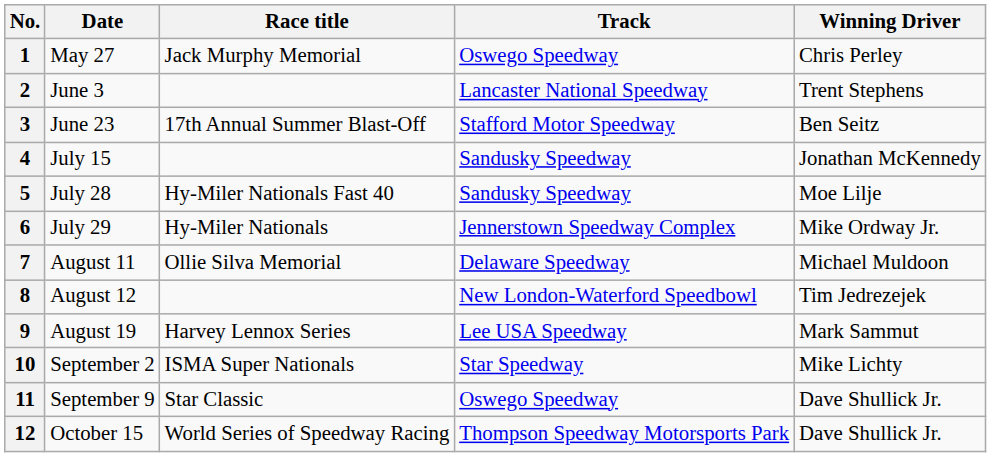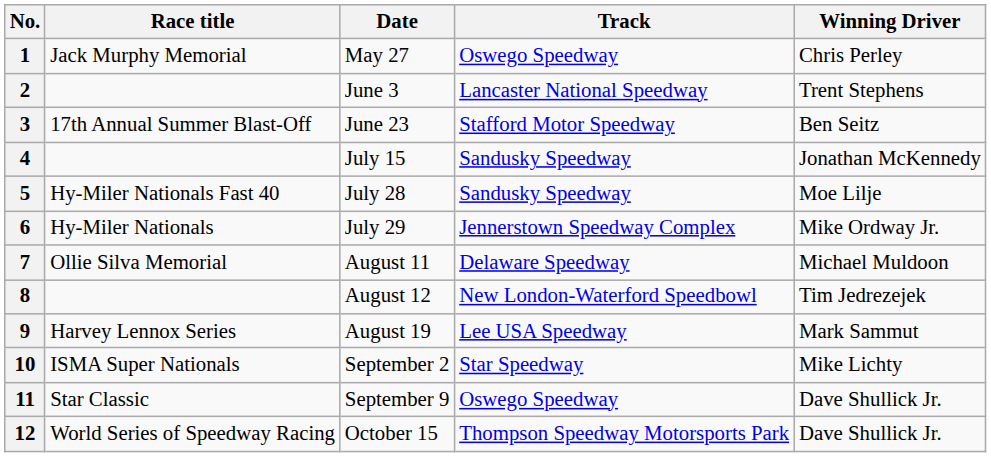columns swapped: (102, 21) <-> (307, 21)
